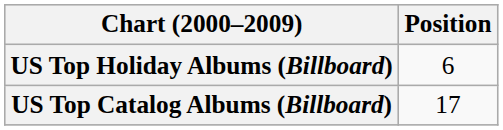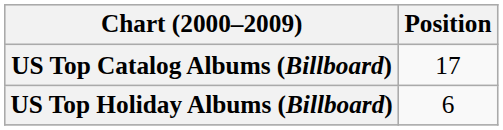rows swapped: (202, 104) <-> (202, 64)
